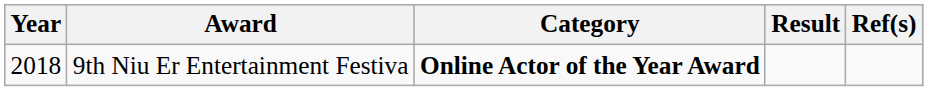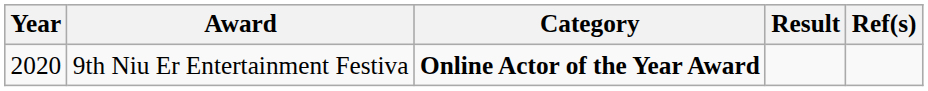(36, 64) 2018 -> (36, 64) 2020
